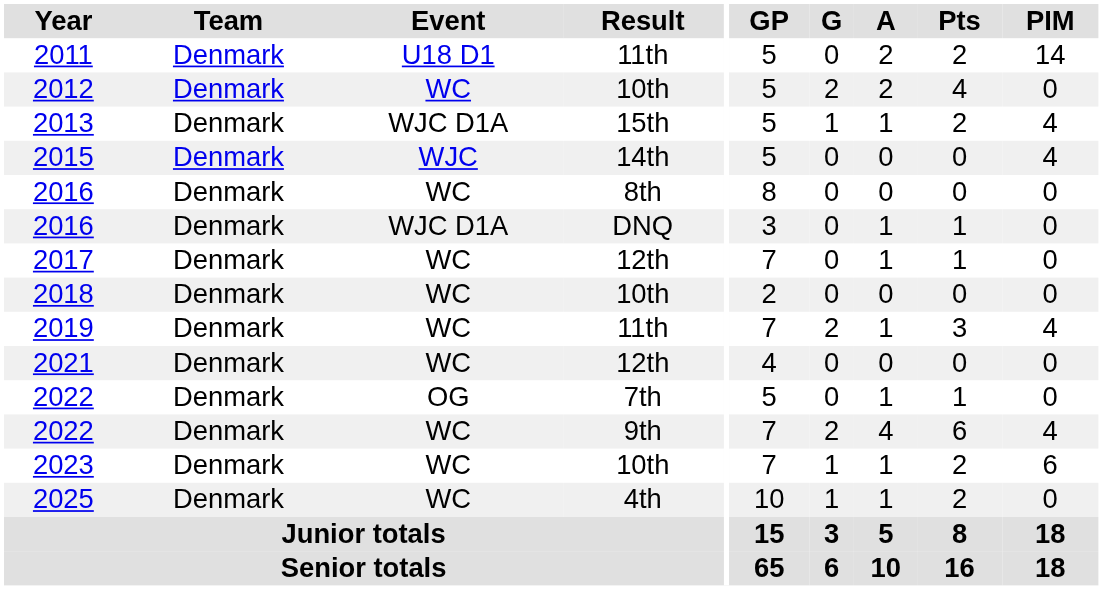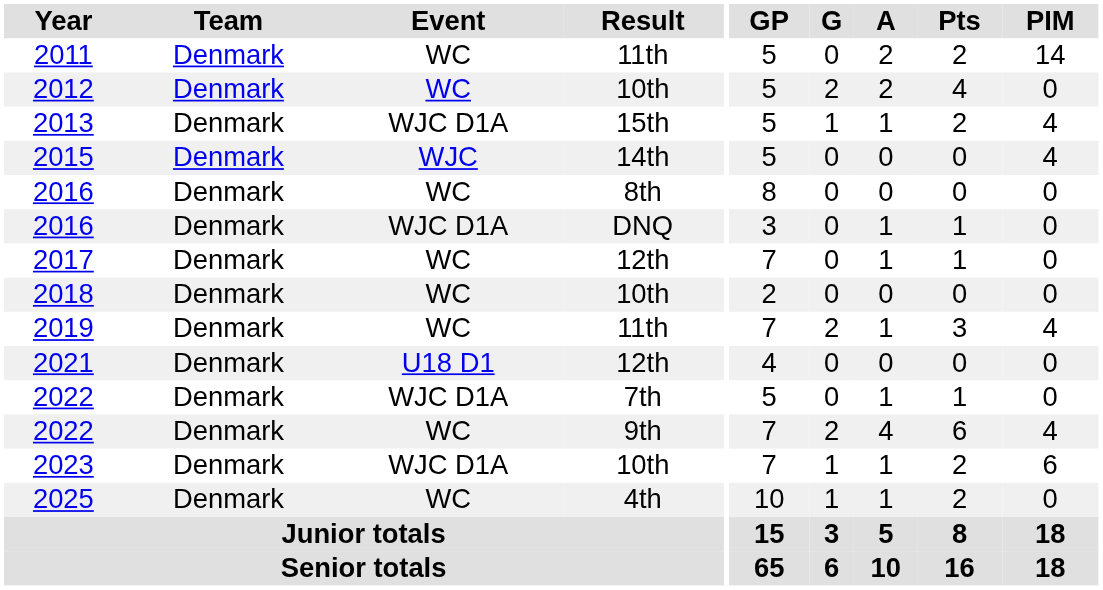(448, 54) U18 D1 -> (448, 54) WC
(448, 362) WC -> (448, 362) U18 D1
(448, 396) OG -> (448, 396) WJC D1A
(448, 465) WC -> (448, 465) WJC D1A
